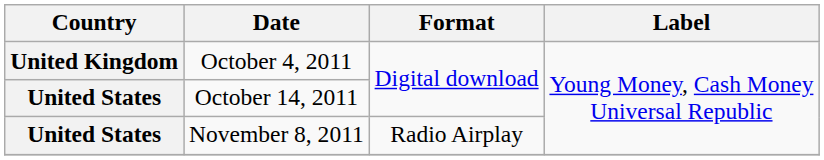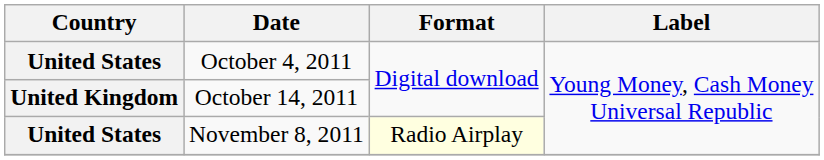(94, 60) United Kingdom -> (94, 60) United States
(94, 97) United States -> (94, 97) United Kingdom
(457, 135) no background -> (457, 135) lightyellow background
